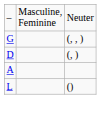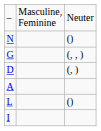+ row: (10, 39)
+ row: (8, 117)
